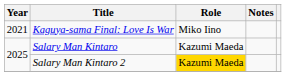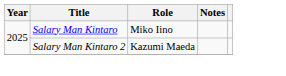- row: (103, 29)
(211, 46) Kazumi Maeda -> (151, 29) Miko Iino
(211, 63) gold background -> (163, 46) no background
